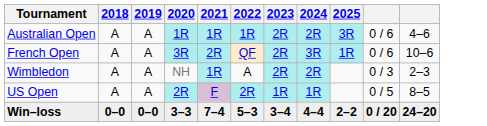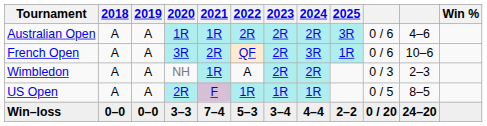+ column: (461, 14)
(247, 33) 1R -> (247, 33) 2R
(247, 92) 2R -> (247, 92) 1R
